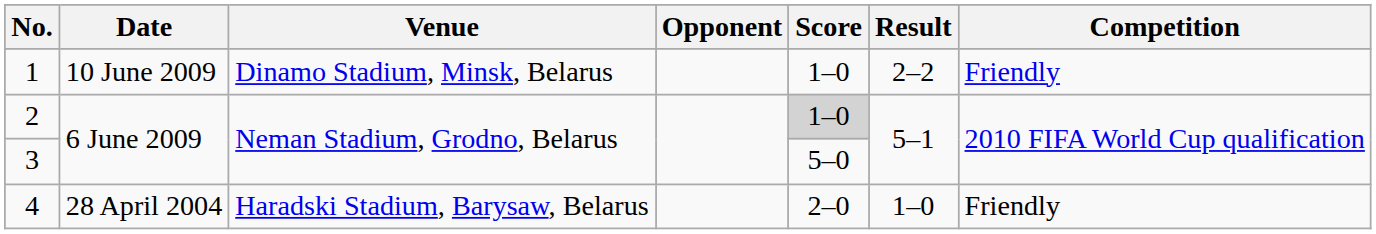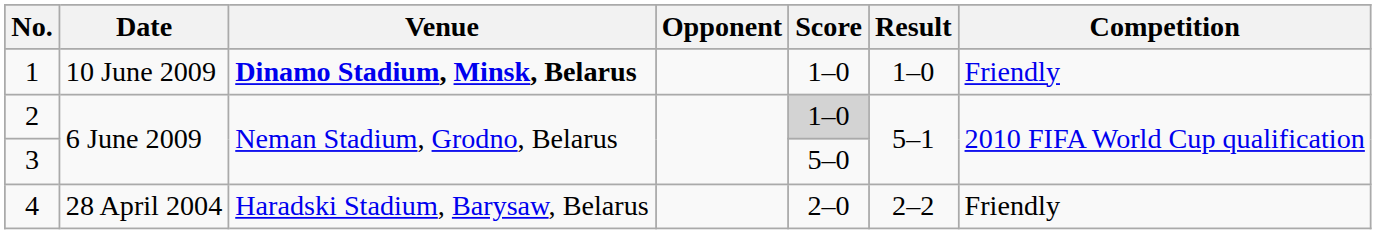(424, 71) normal -> (436, 71) bold
(913, 71) 2–2 -> (913, 71) 1–0
(913, 205) 1–0 -> (913, 205) 2–2
